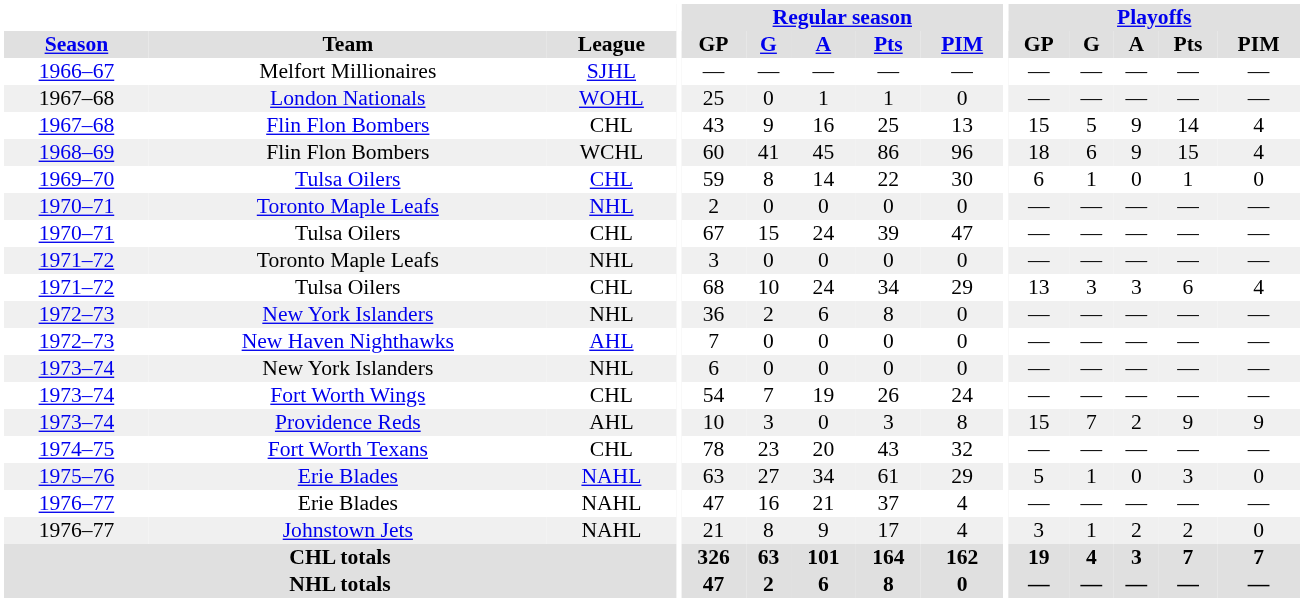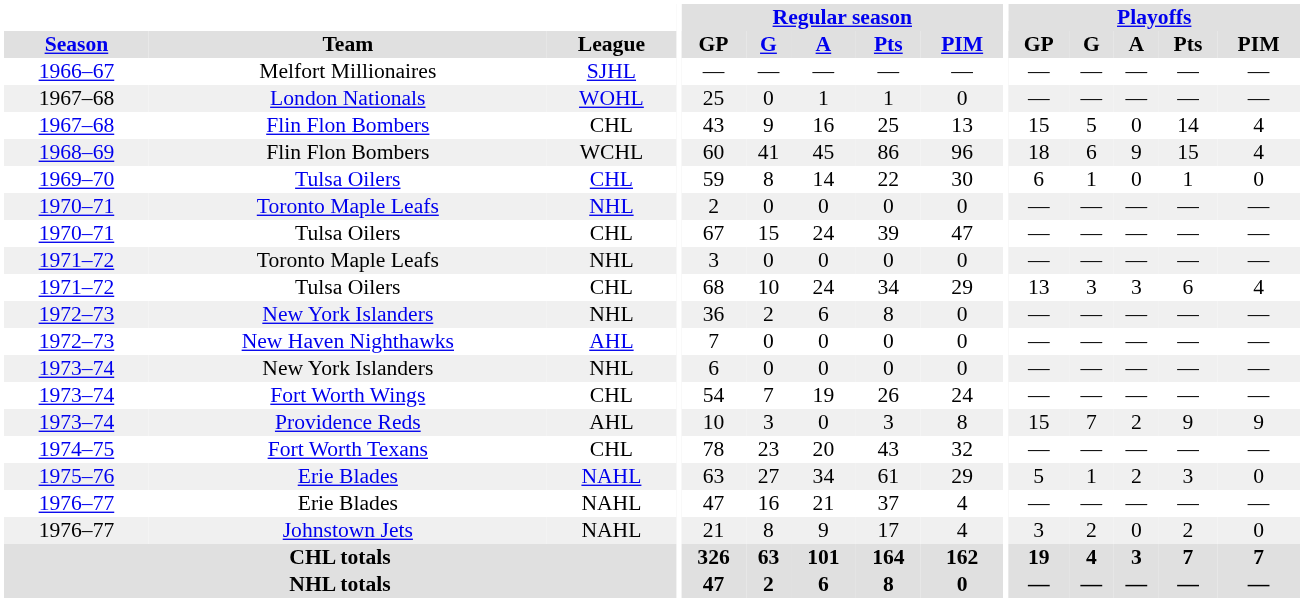(1136, 125) 9 -> (1136, 125) 0
(1136, 476) 0 -> (1136, 476) 2
(1091, 530) 1 -> (1091, 530) 2
(1136, 530) 2 -> (1136, 530) 0
